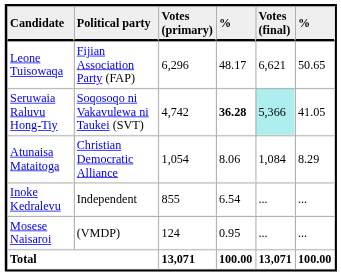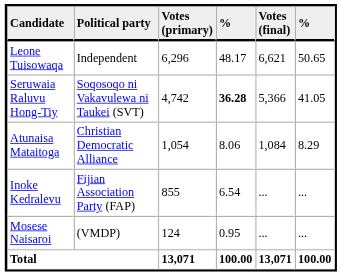(106, 64) Fijian Association Party (FAP) -> (107, 58) Independent
(272, 112) paleturquoise background -> (272, 98) no background
(107, 199) Independent -> (106, 192) Fijian Association Party (FAP)
